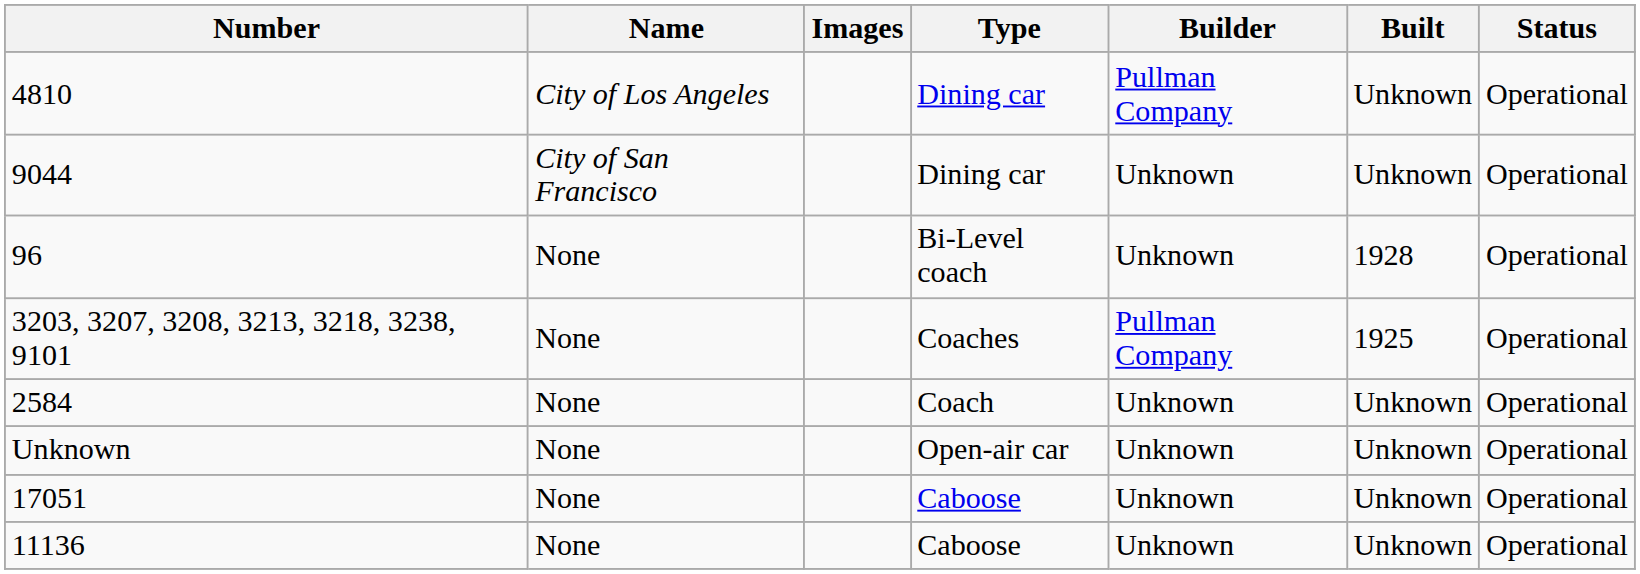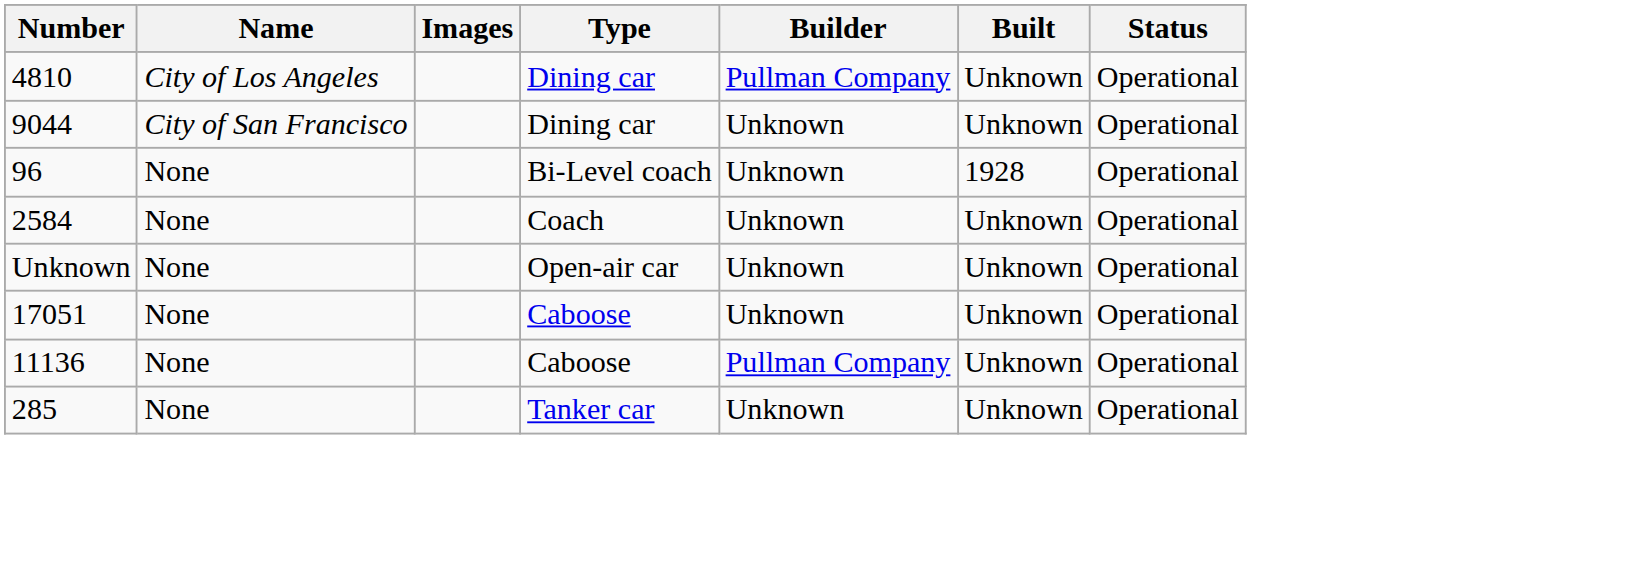- row: (234, 337)
(1175, 545) Unknown -> (838, 362) Pullman Company
+ row: (34, 409)
